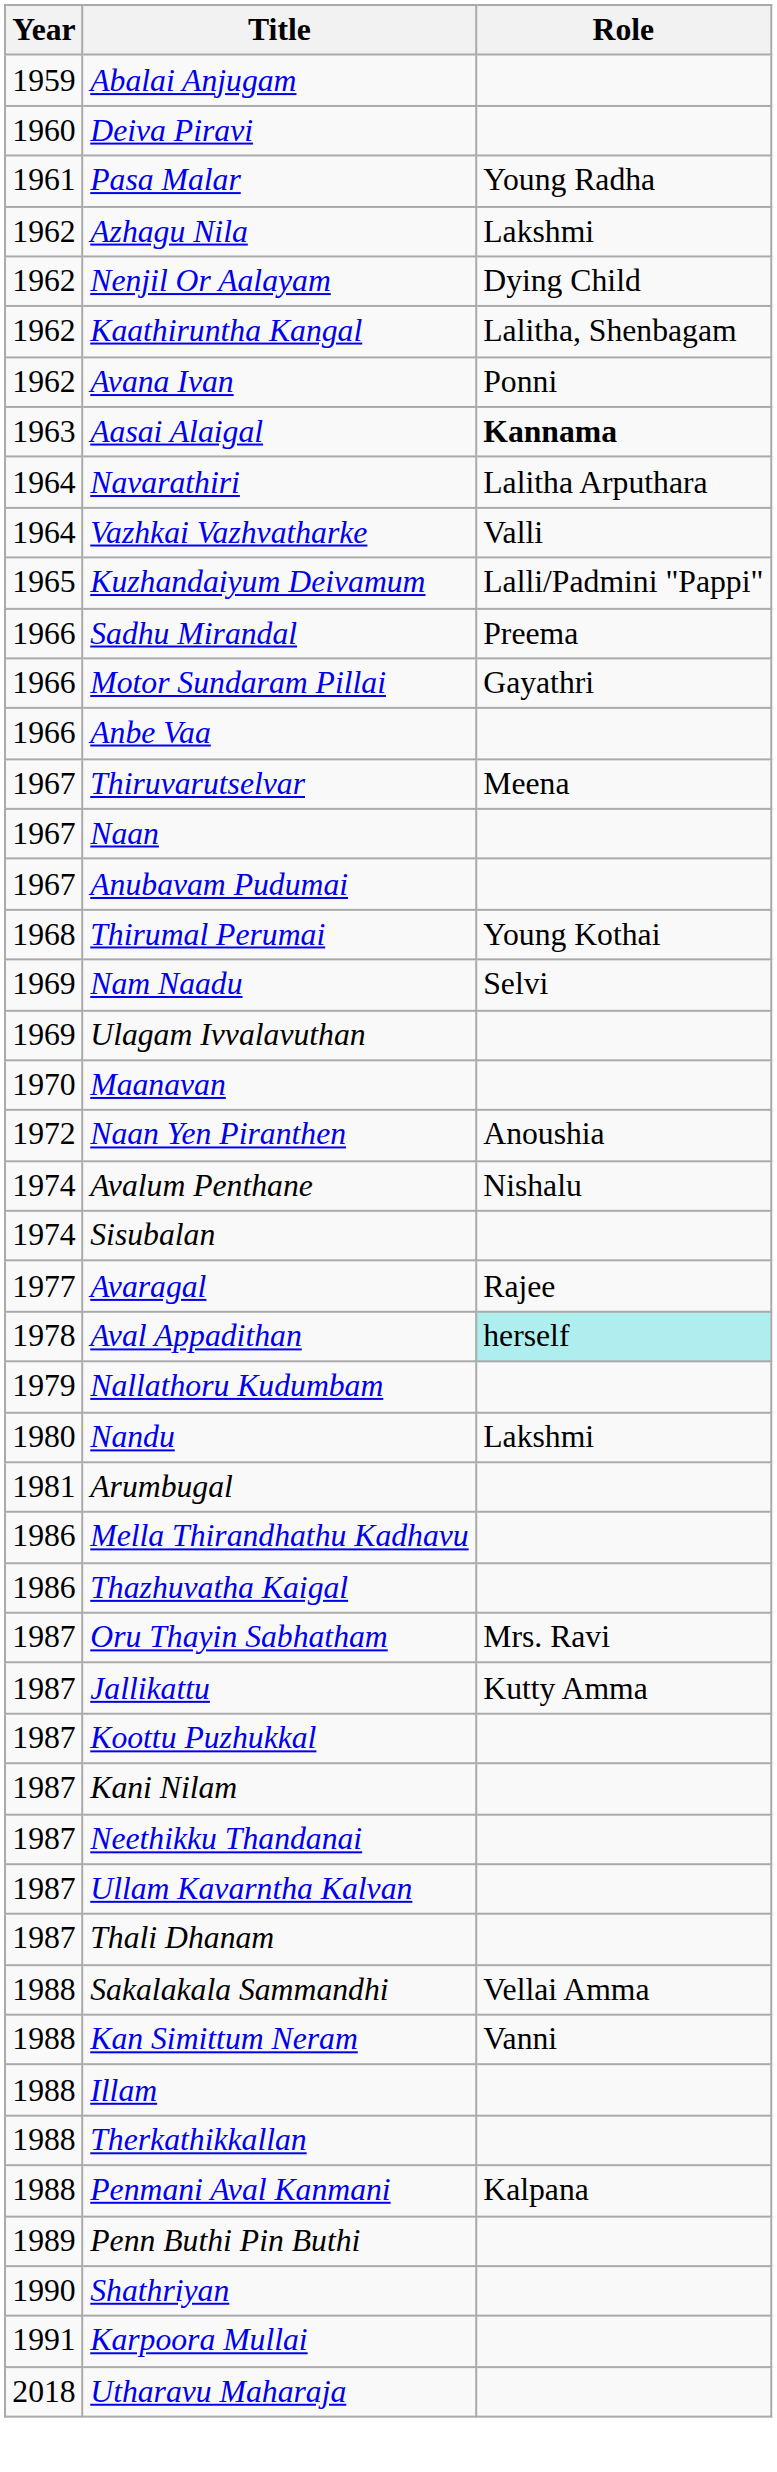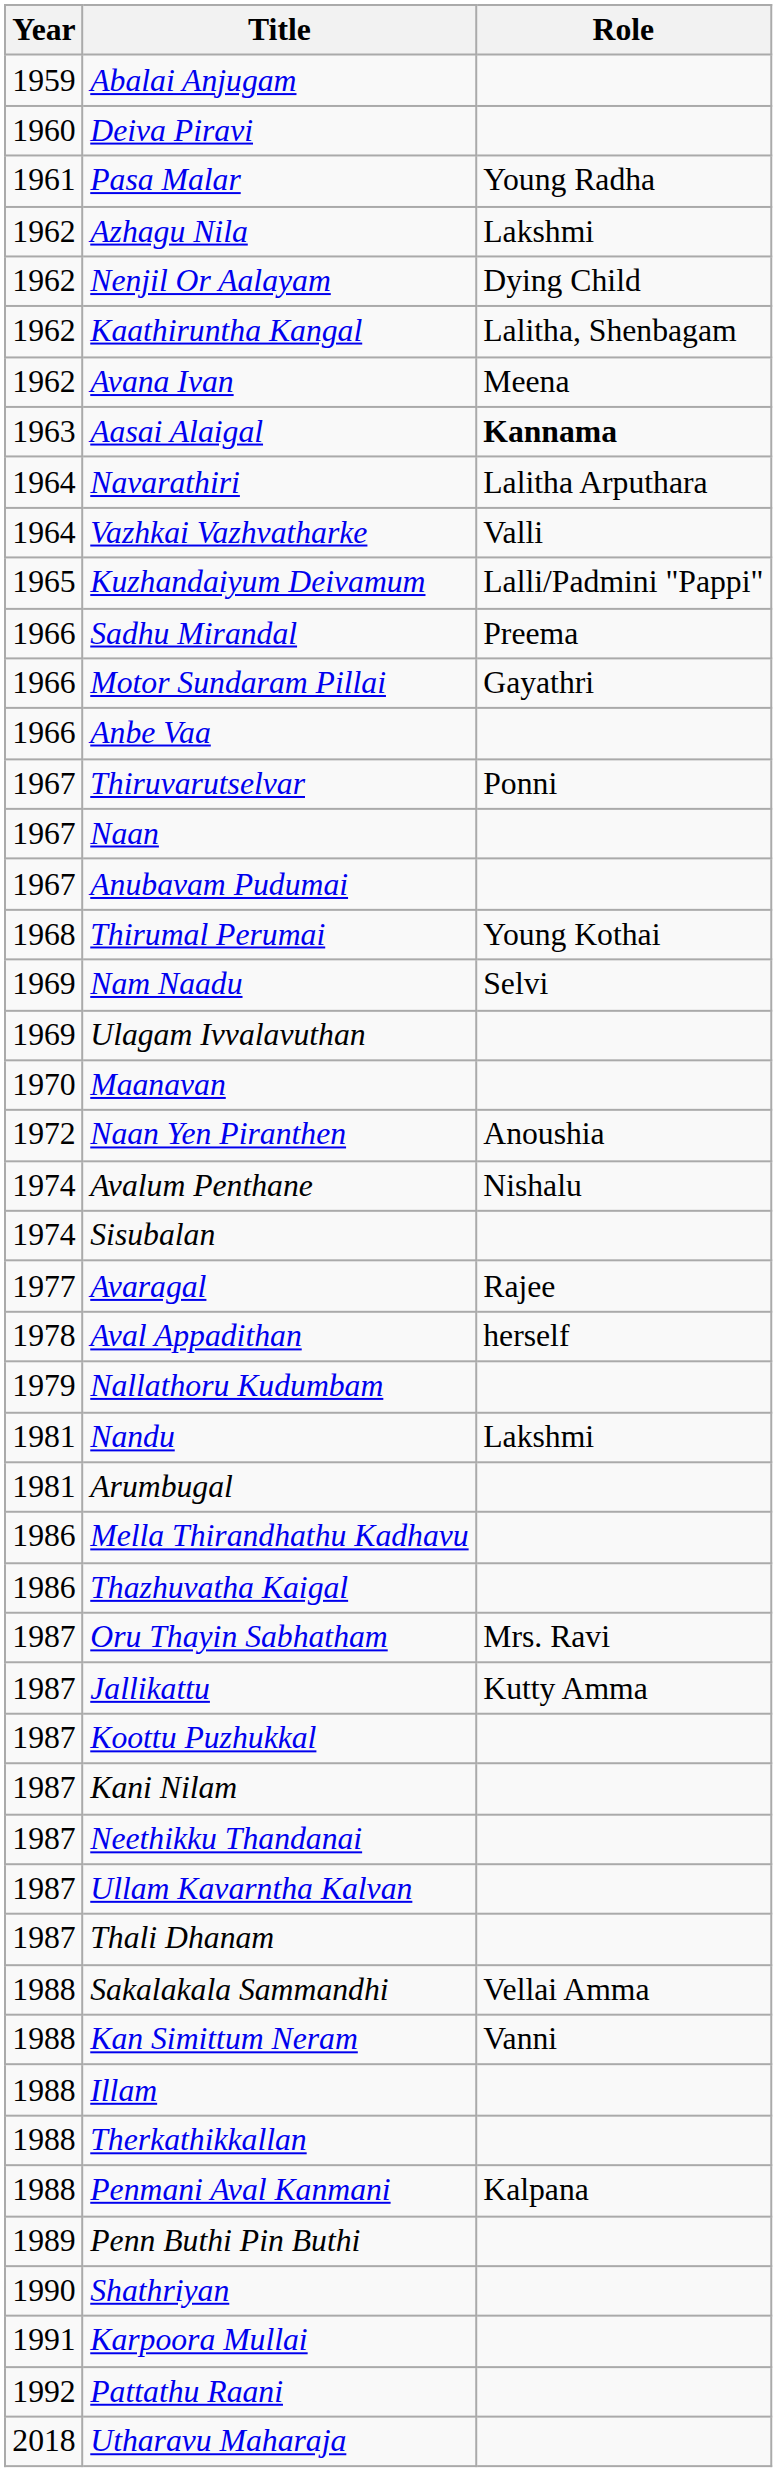(520, 381) Ponni -> (526, 381) Meena
(526, 783) Meena -> (520, 783) Ponni
(526, 1335) paleturquoise background -> (526, 1335) no background
(44, 1436) 1980 -> (44, 1436) 1981
+ row: (187, 2391)
